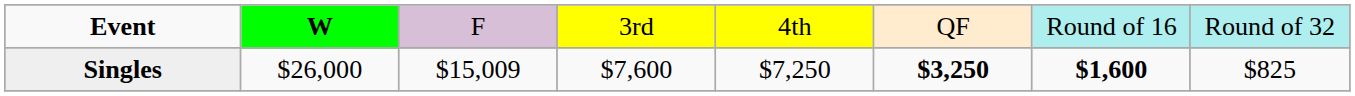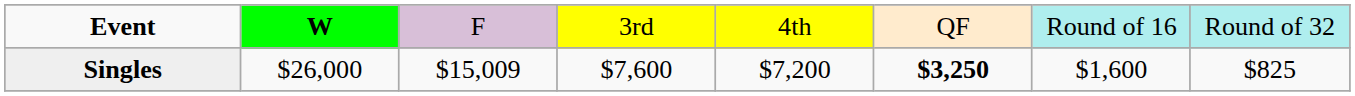(795, 69) $7,250 -> (795, 69) $7,200
(1112, 69) bold -> (1112, 69) normal
